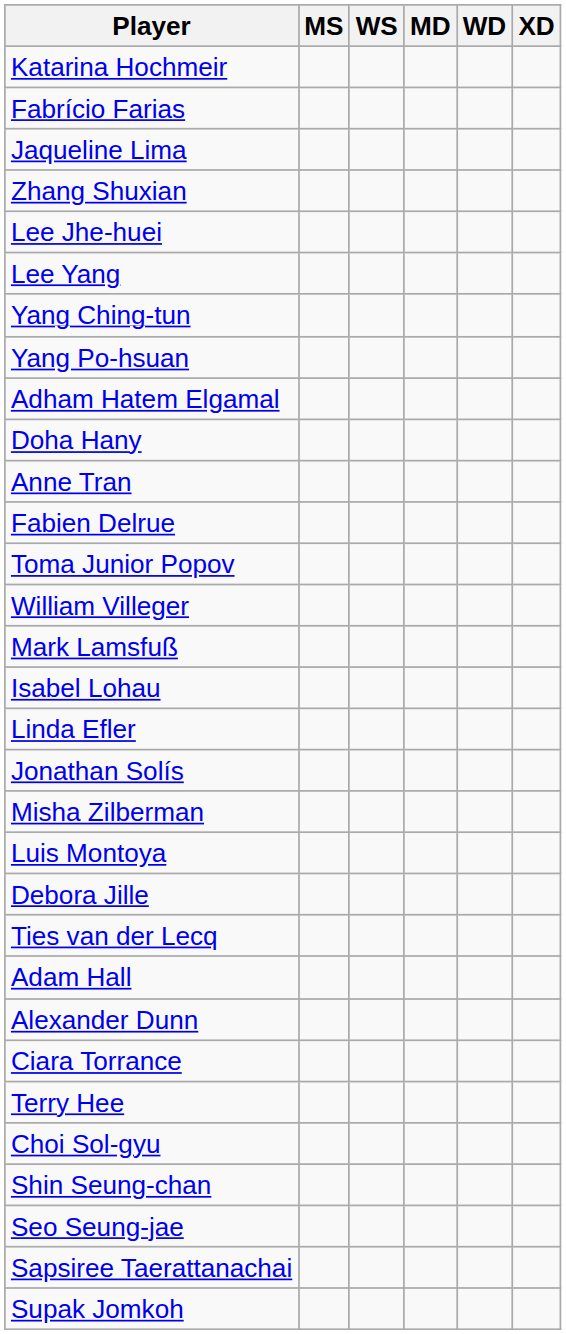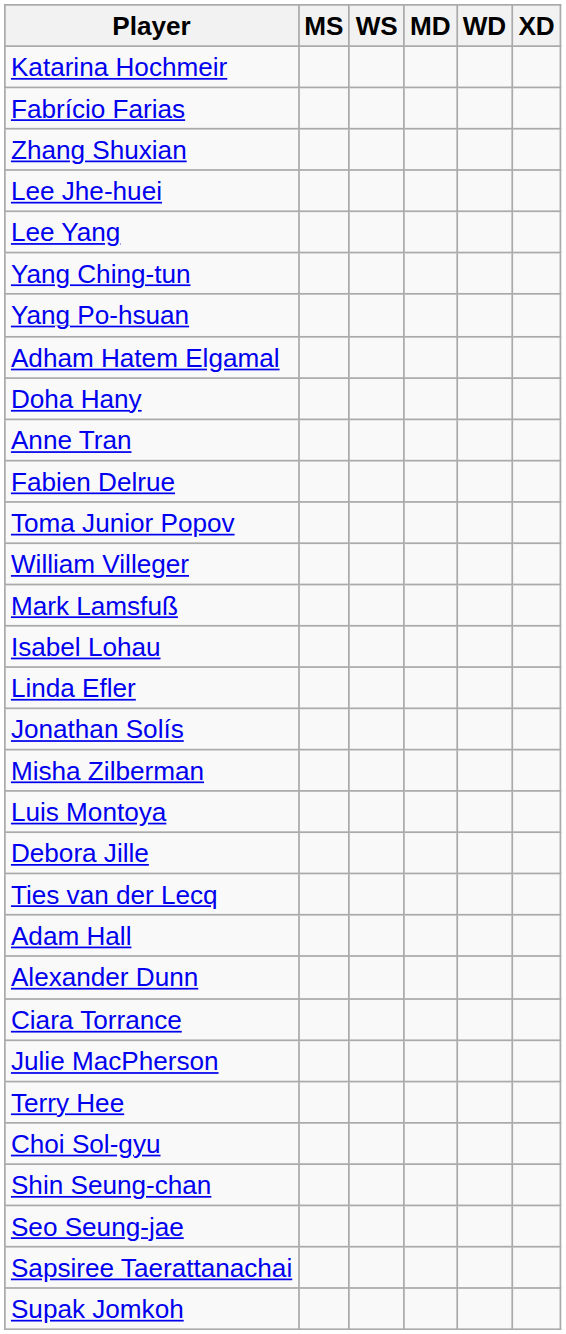- row: (99, 150)
+ row: (115, 1060)
